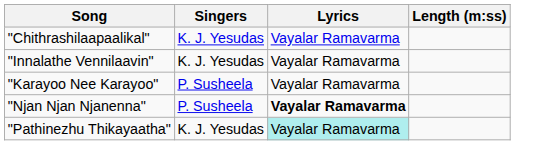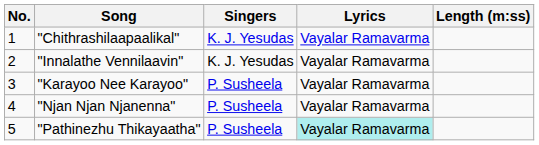+ column: (19, 16)
(338, 106) bold -> (365, 106) normal
(221, 129) K. J. Yesudas -> (245, 129) P. Susheela
